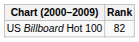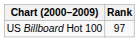(120, 28) 82 -> (120, 28) 97
